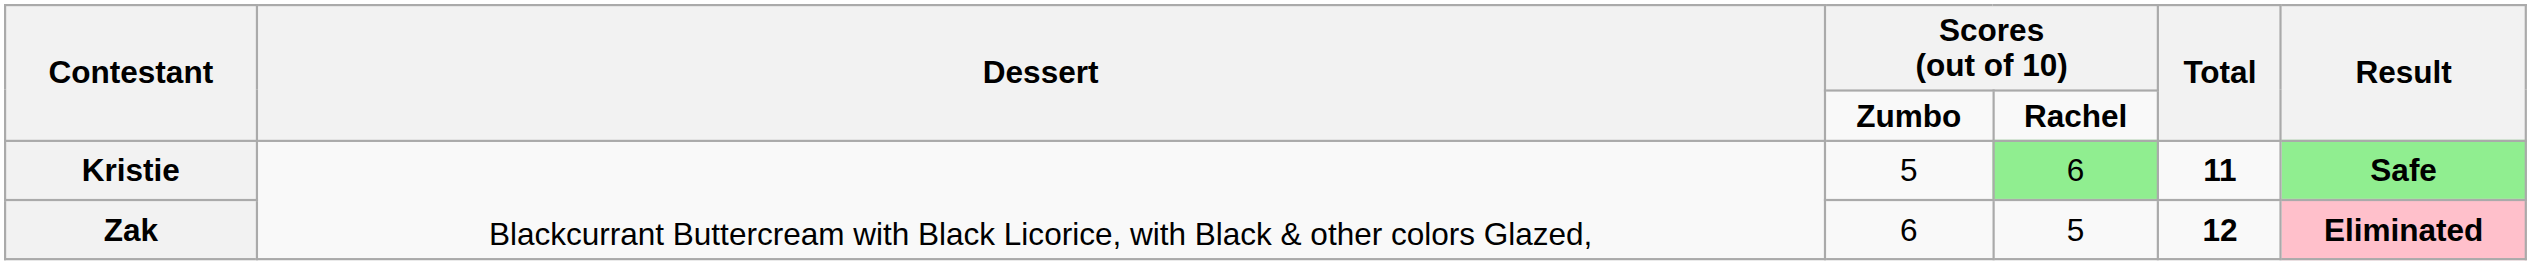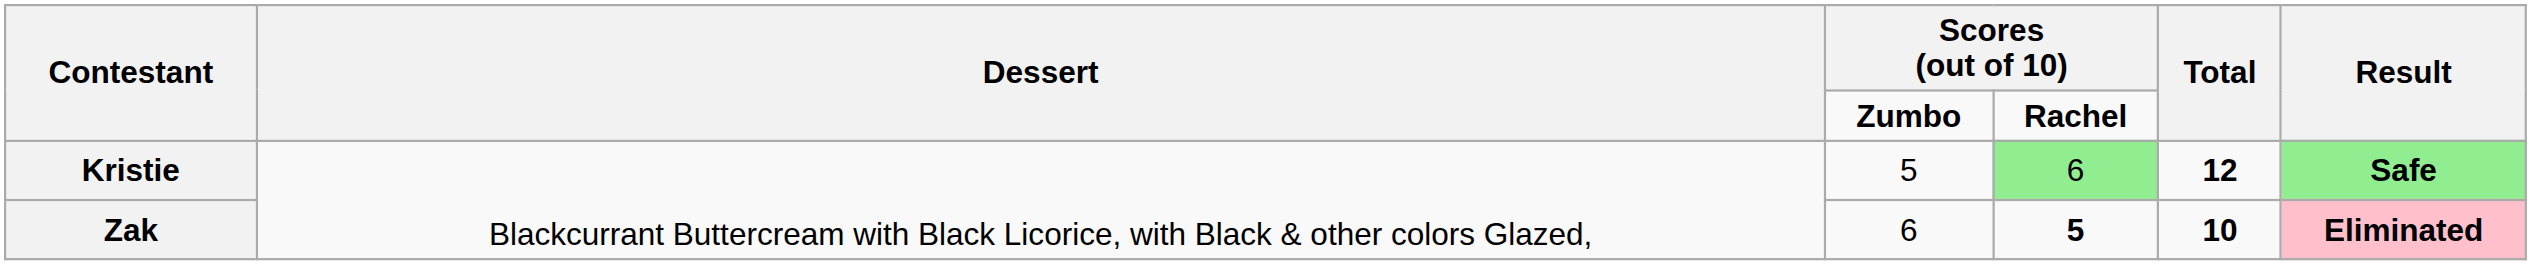(2220, 170) 11 -> (2220, 170) 12
(2076, 230) normal -> (2076, 230) bold
(2220, 230) 12 -> (2220, 230) 10
